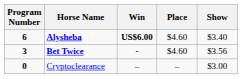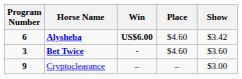(217, 37) $3.40 -> (217, 37) $3.42
(217, 52) $3.56 -> (217, 52) $3.60
(24, 66) 0 -> (24, 66) 9
